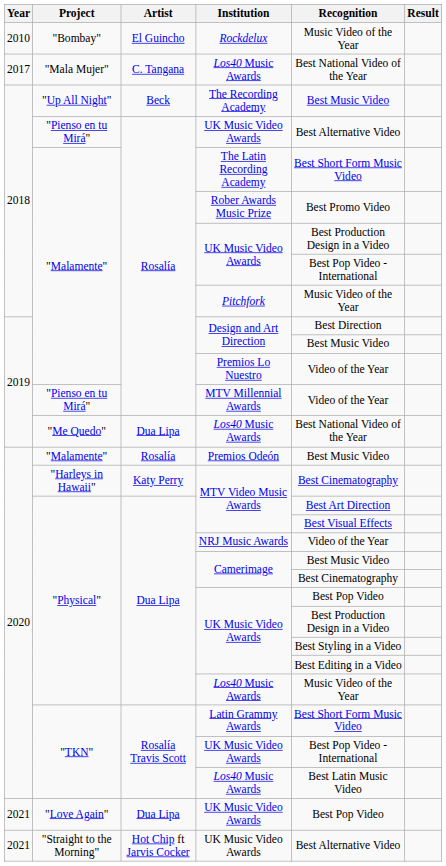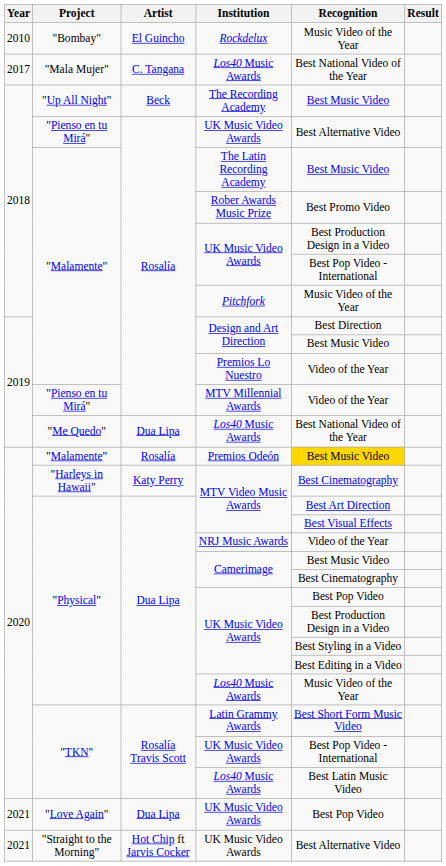(348, 169) Best Short Form Music Video -> (348, 169) Best Music Video
(348, 456) no background -> (348, 456) gold background
